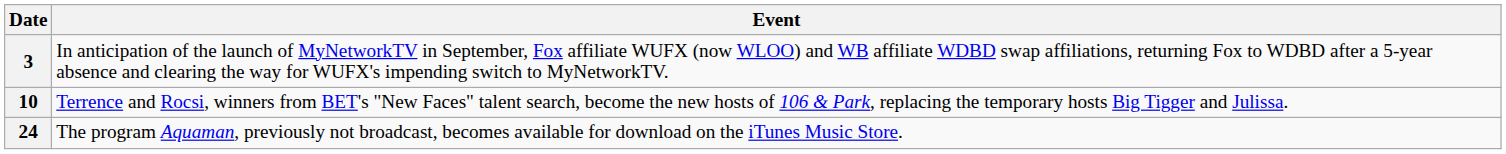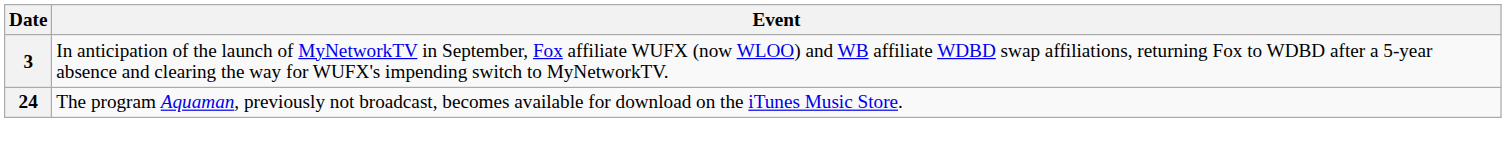- row: (28, 102)
